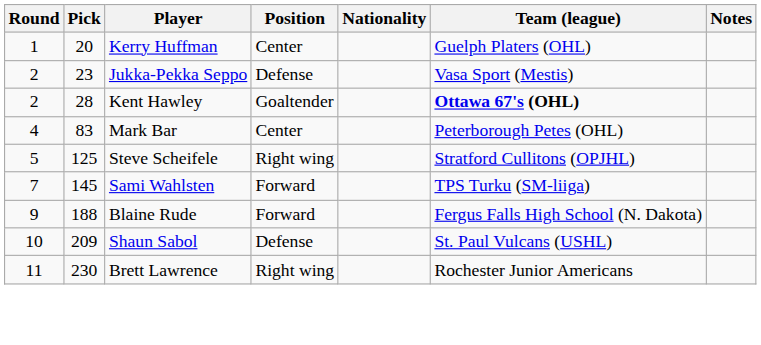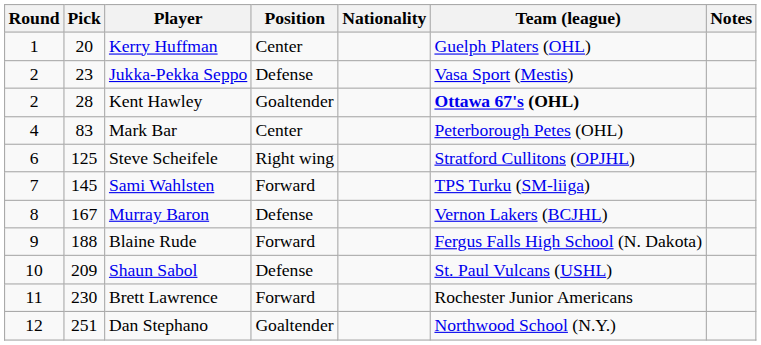(34, 158) 5 -> (34, 158) 6
+ row: (159, 213)
(295, 269) Right wing -> (285, 297) Forward
+ row: (159, 325)
